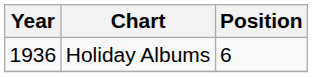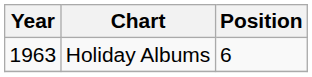(33, 54) 1936 -> (33, 54) 1963
